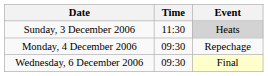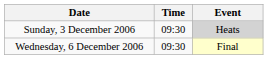(173, 29) 11:30 -> (173, 29) 09:30
- row: (79, 46)
